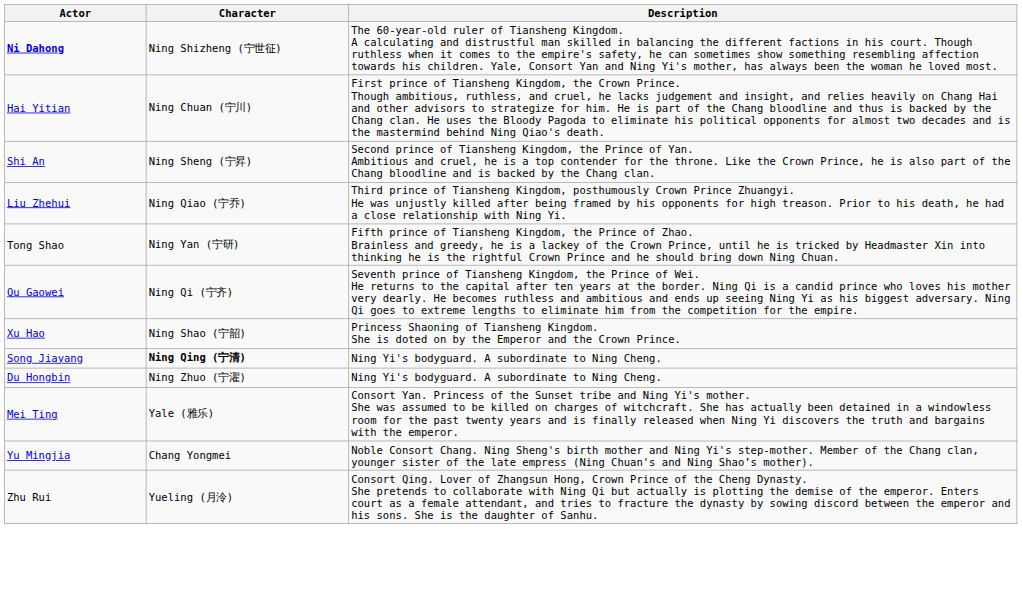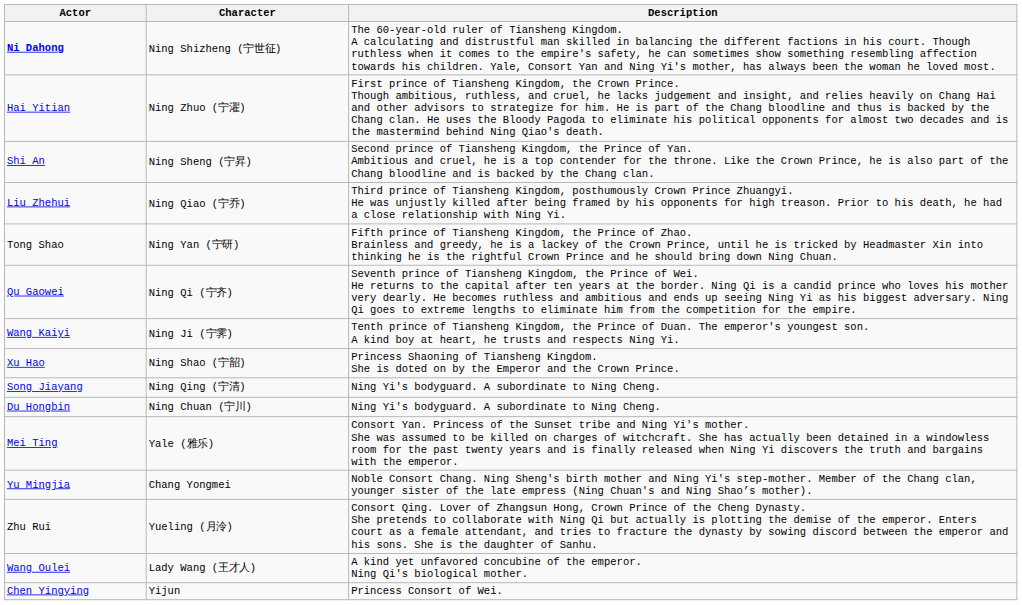(200, 108) Ning Chuan (宁川) -> (197, 108) Ning Zhuo (宁濯)
+ row: (39, 334)
(197, 358) bold -> (197, 388) normal
(197, 377) Ning Zhuo (宁濯) -> (200, 407) Ning Chuan (宁川)
+ row: (39, 568)
+ row: (48, 591)
